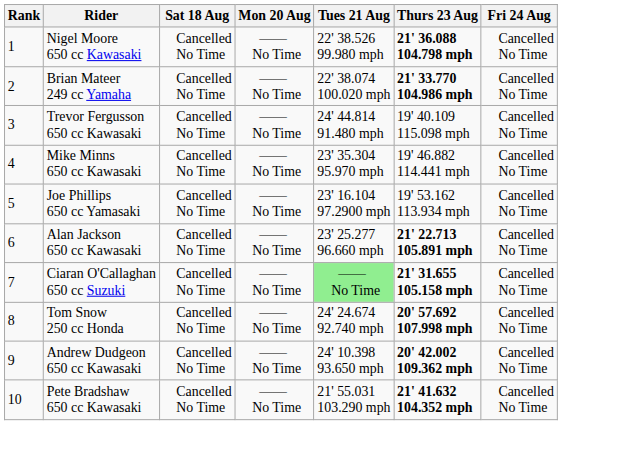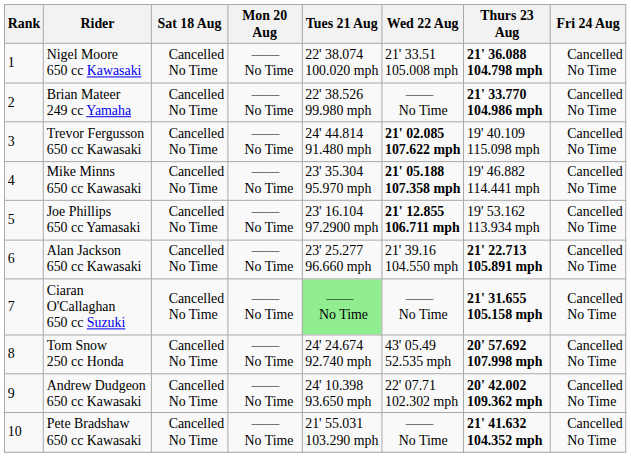+ column: (423, 23)
(350, 46) 22' 38.526 99.980 mph -> (342, 62) 22' 38.074 100.020 mph
(354, 85) 22' 38.074 100.020 mph -> (338, 102) 22' 38.526 99.980 mph
